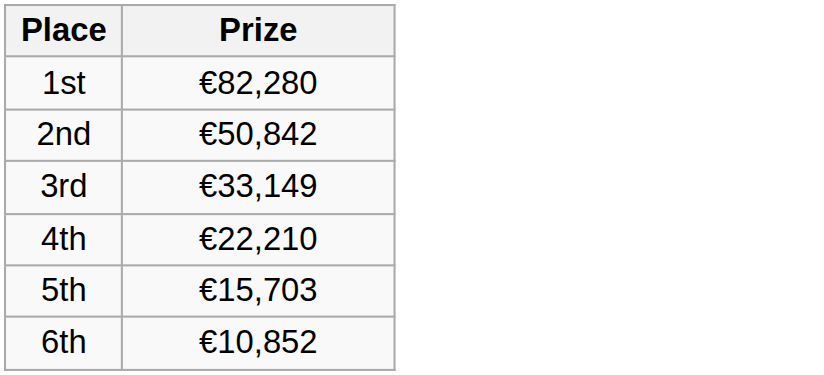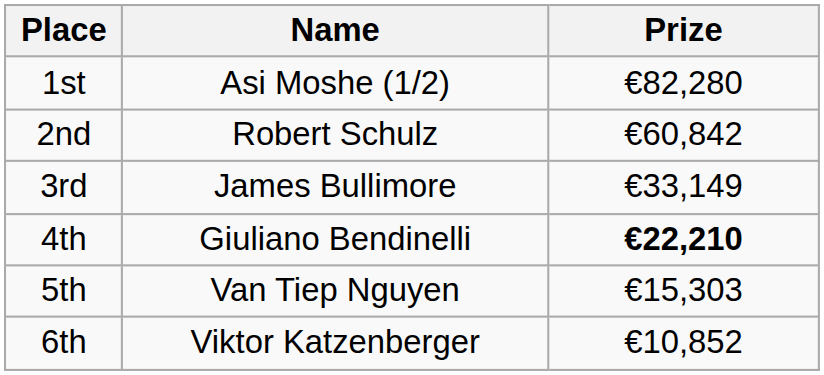+ column: (335, 30)
(258, 134) €50,842 -> (683, 134) €60,842
(258, 238) normal -> (683, 238) bold
(258, 290) €15,703 -> (683, 290) €15,303
